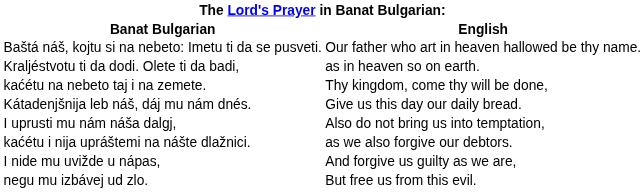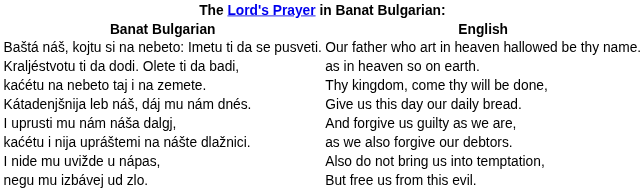(435, 123) Also do not bring us into temptation, -> (421, 123) And forgive us guilty as we are,
(421, 161) And forgive us guilty as we are, -> (435, 161) Also do not bring us into temptation,
